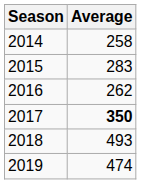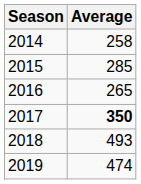(119, 66) 283 -> (119, 66) 285
(119, 91) 262 -> (119, 91) 265
